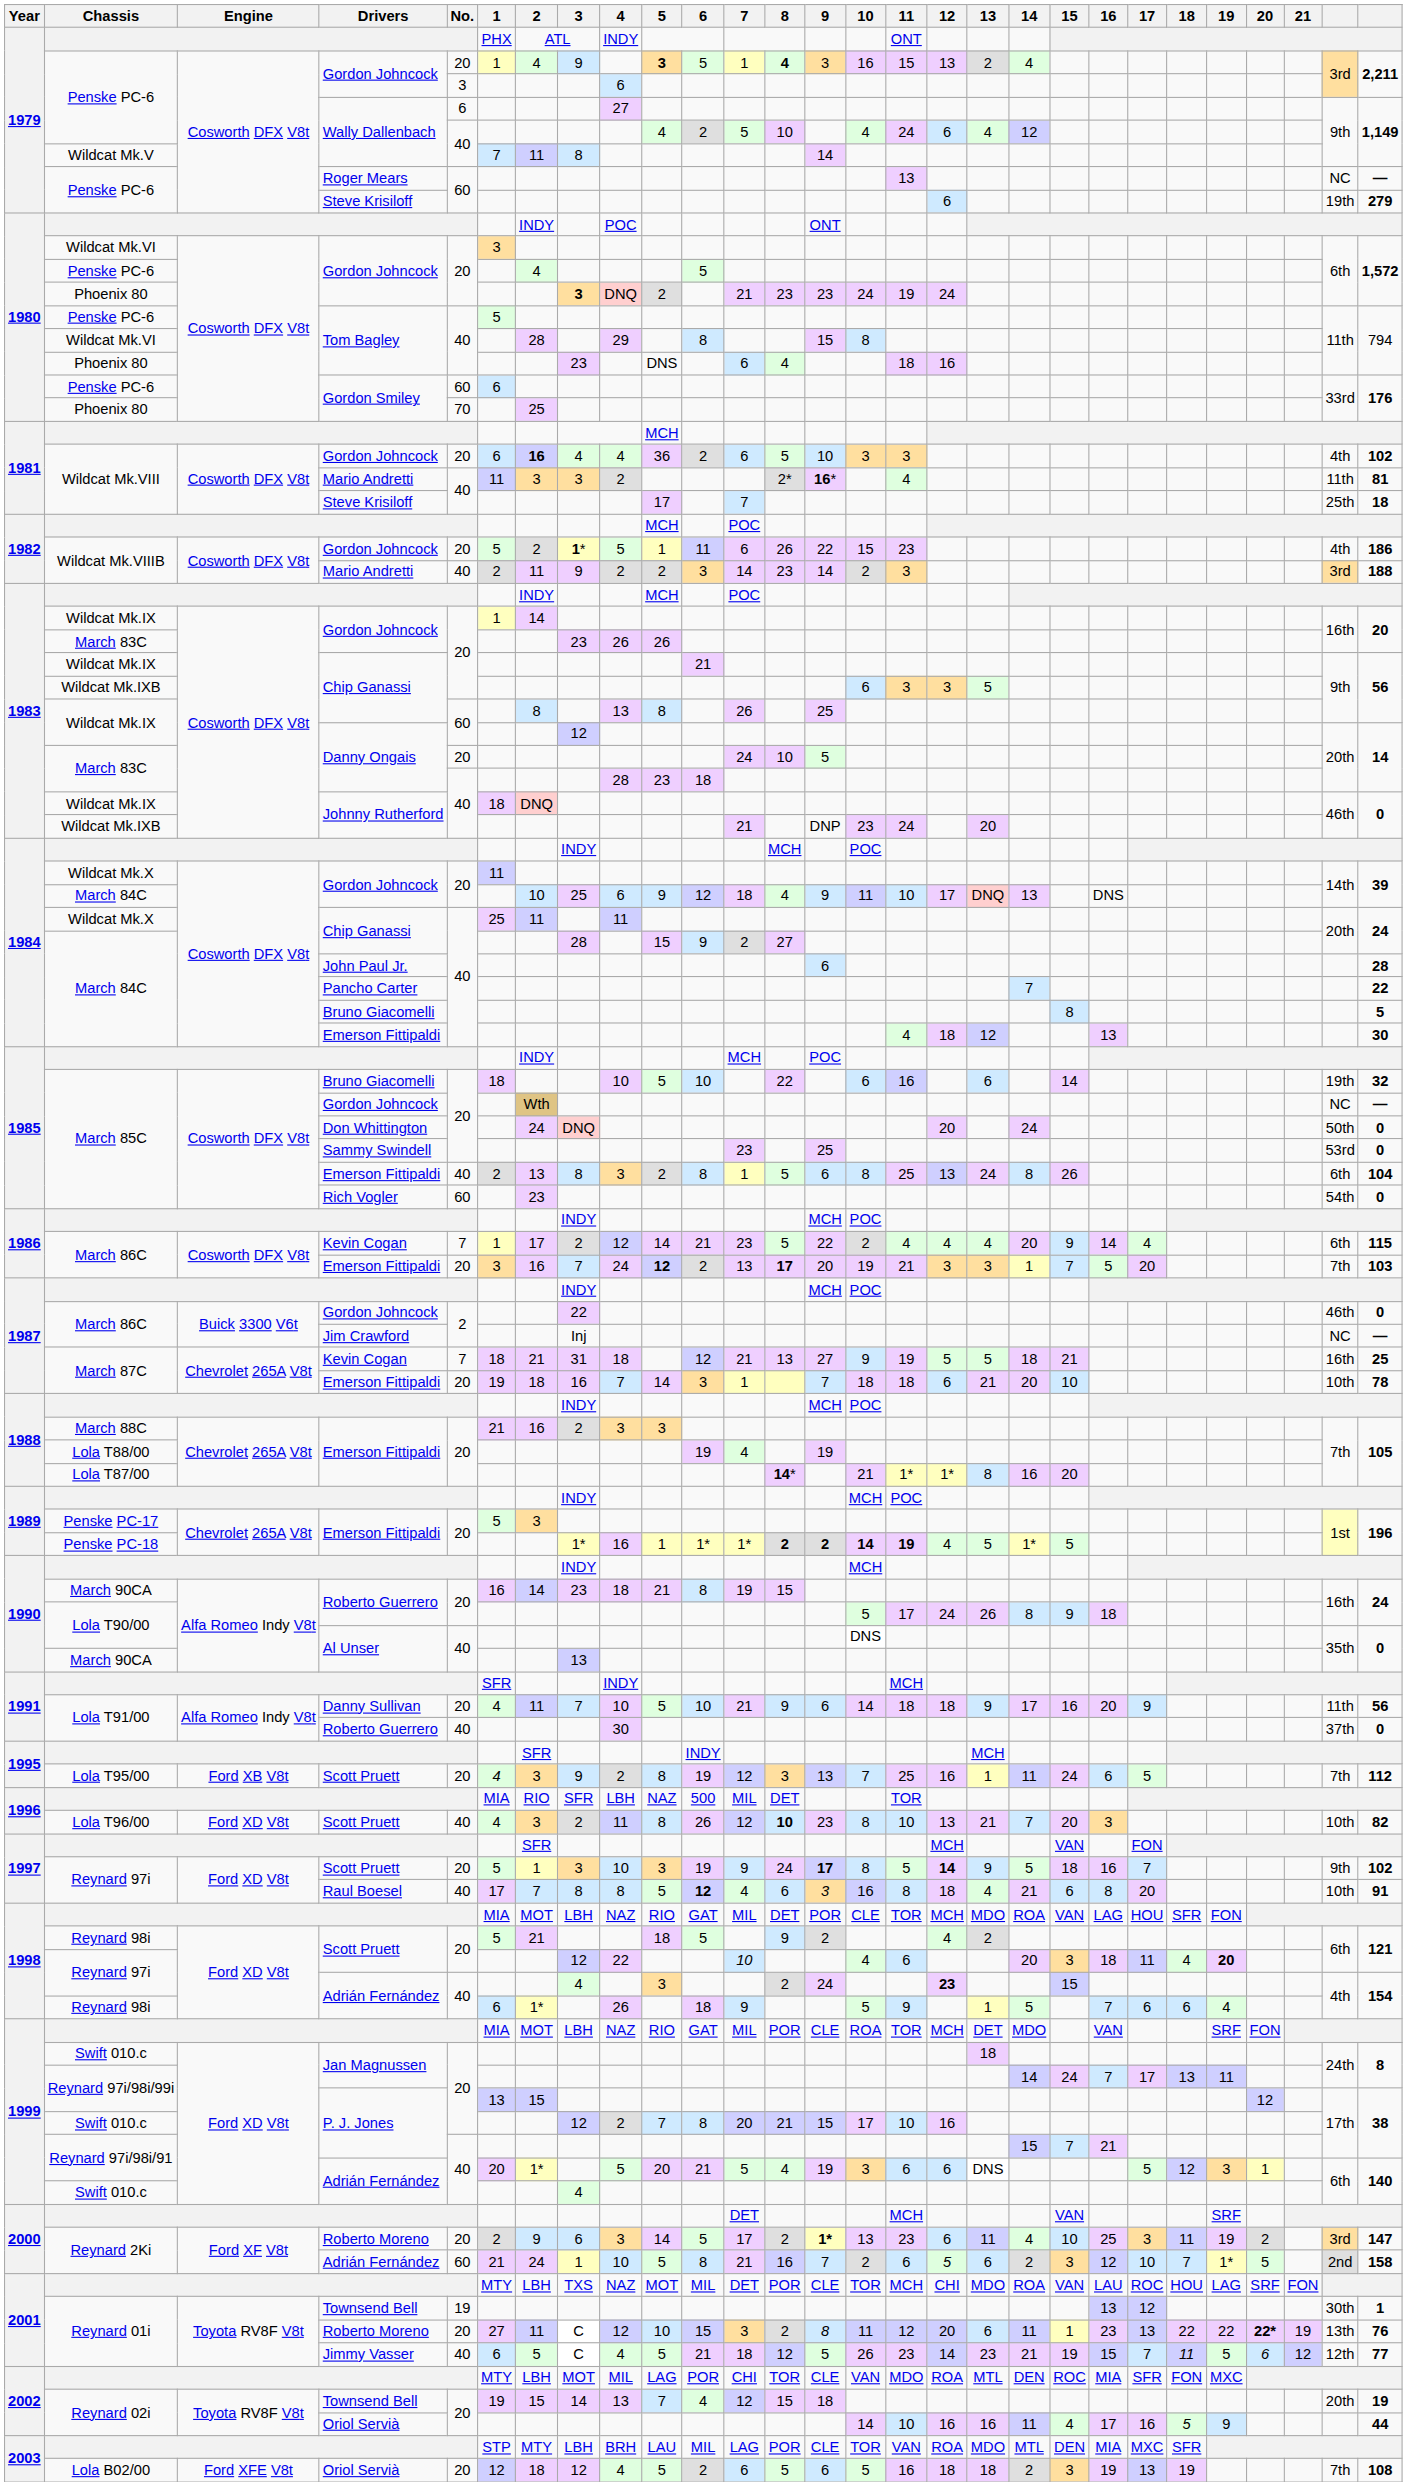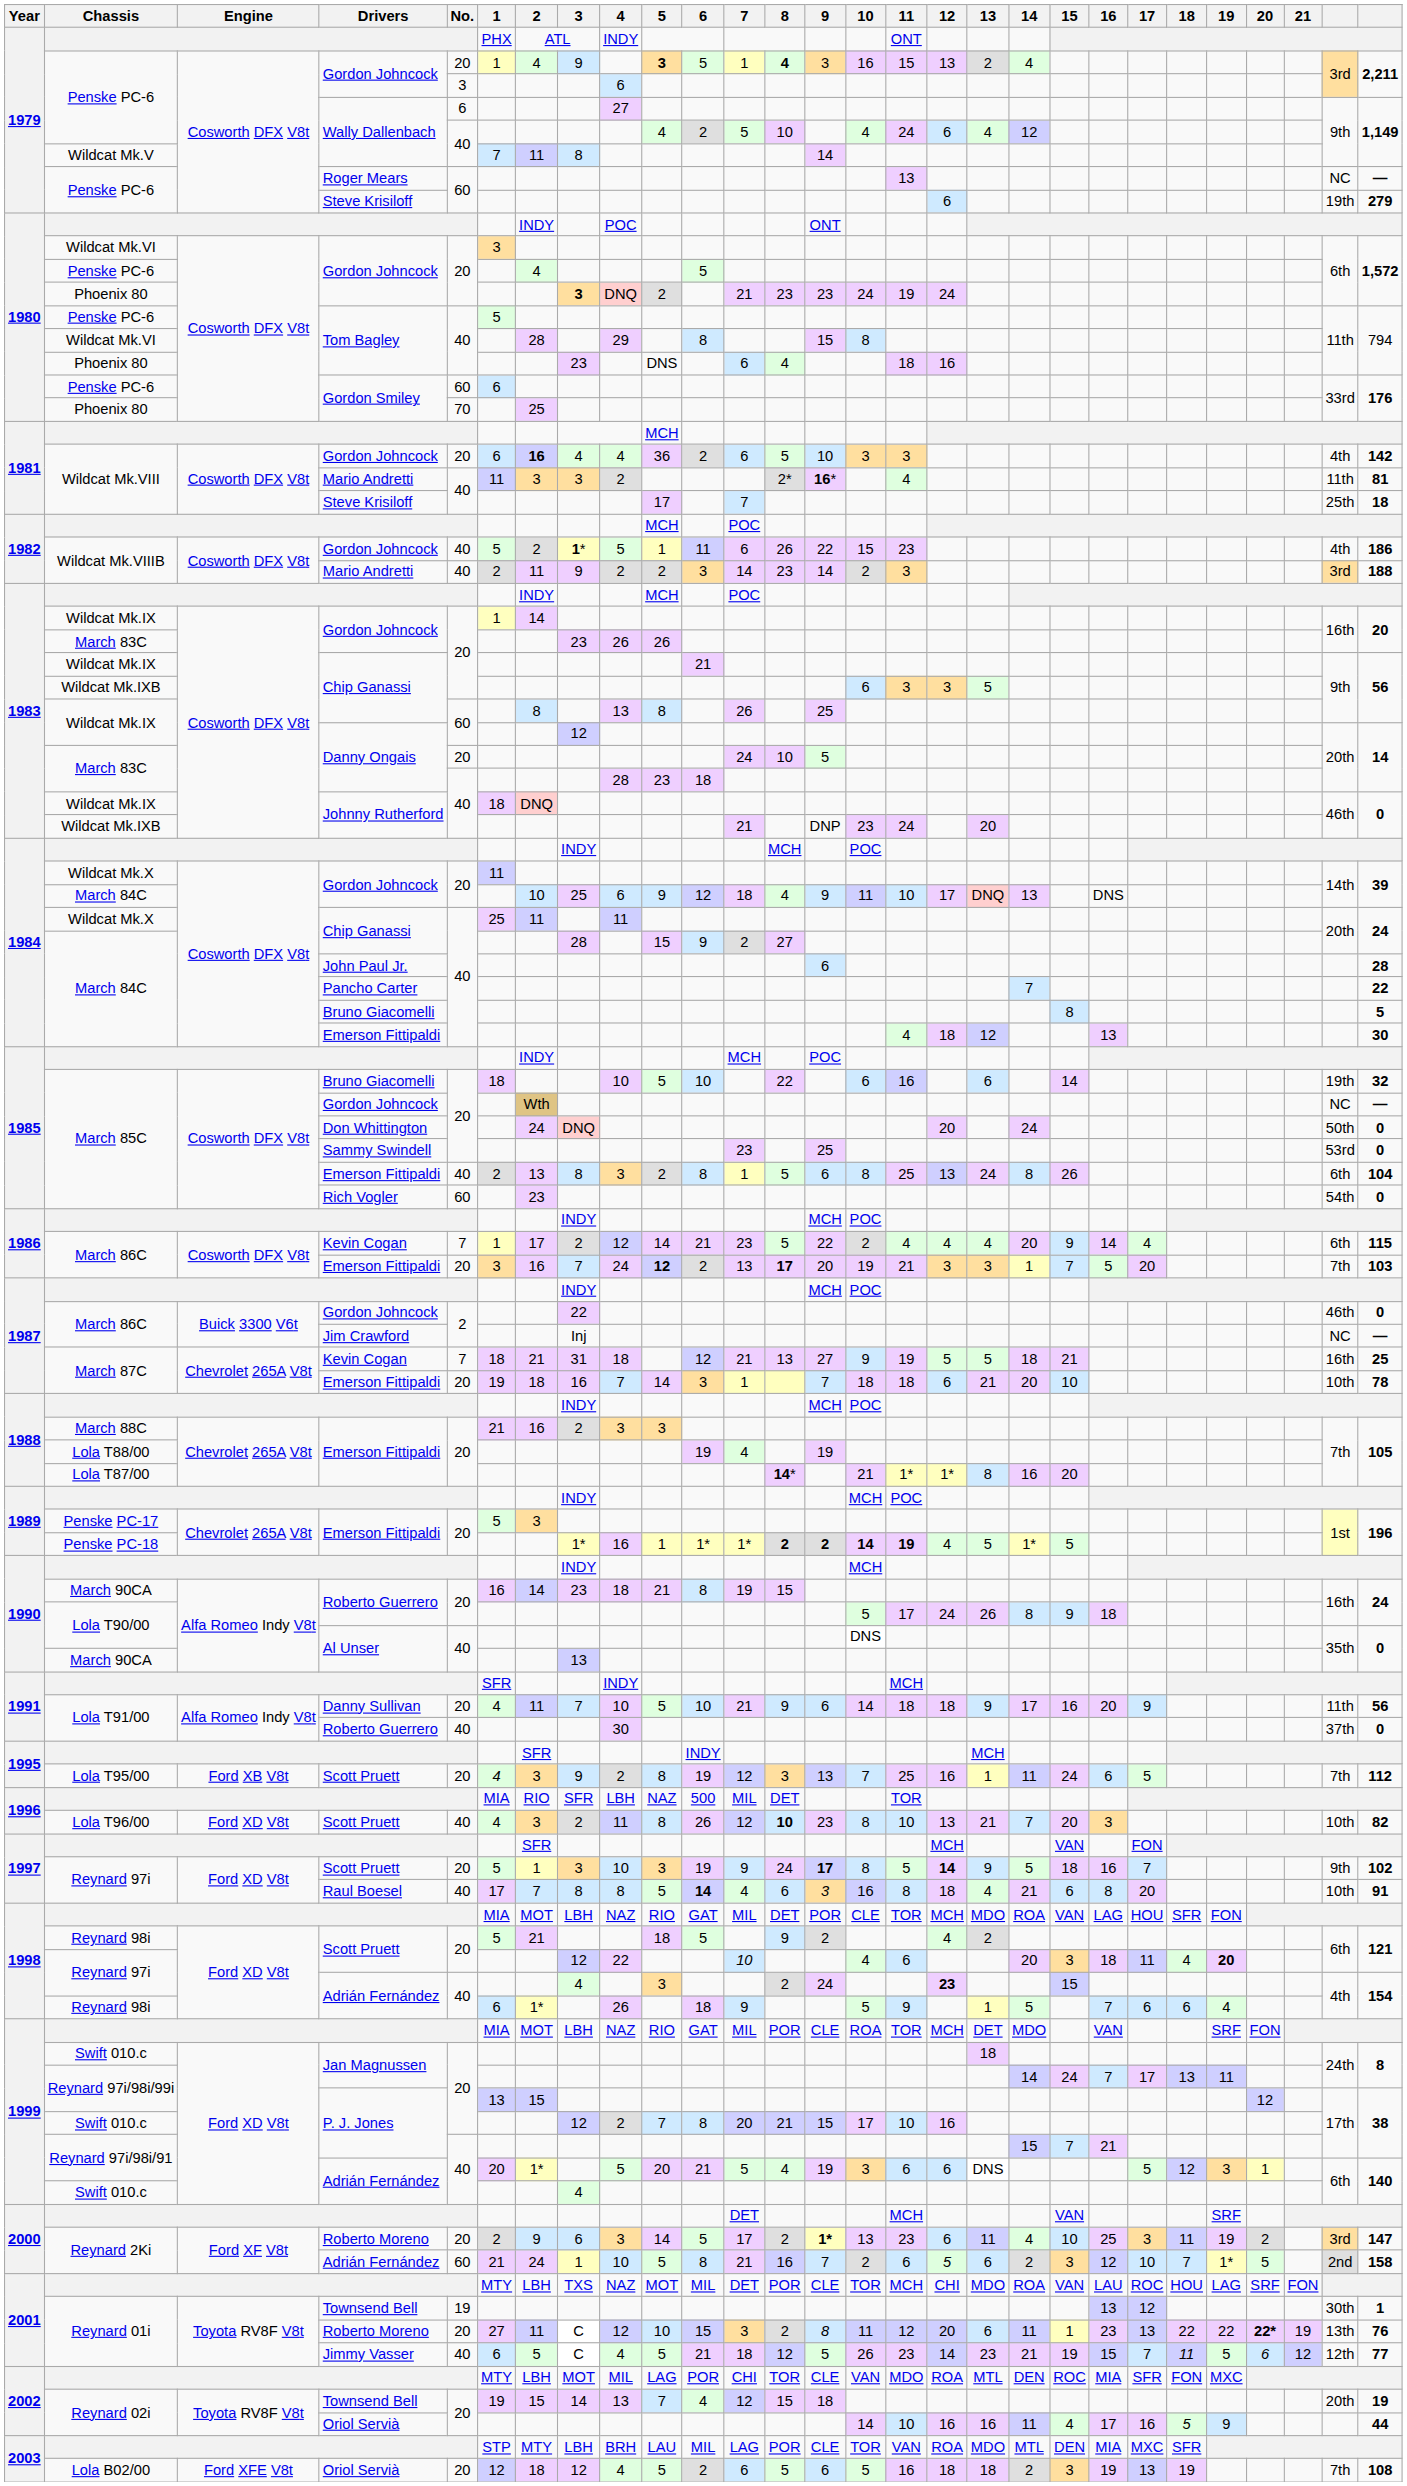(1380, 456) 102 -> (1380, 456) 142
(462, 548) 20 -> (462, 548) 40
(703, 1891) 12 -> (703, 1891) 14
